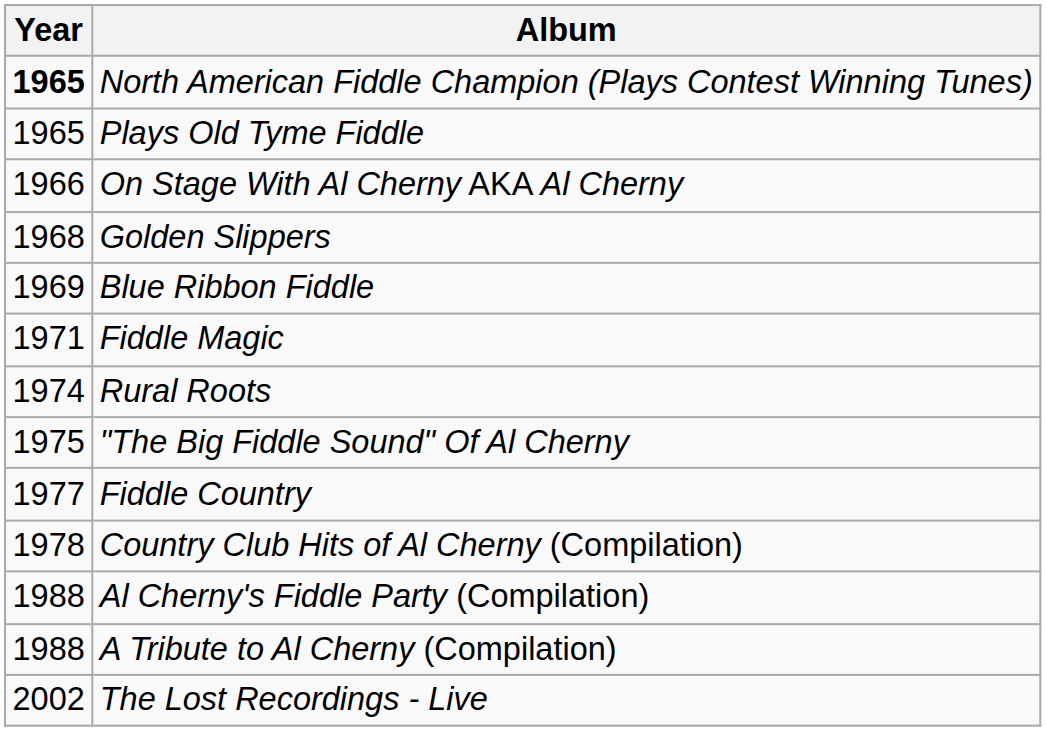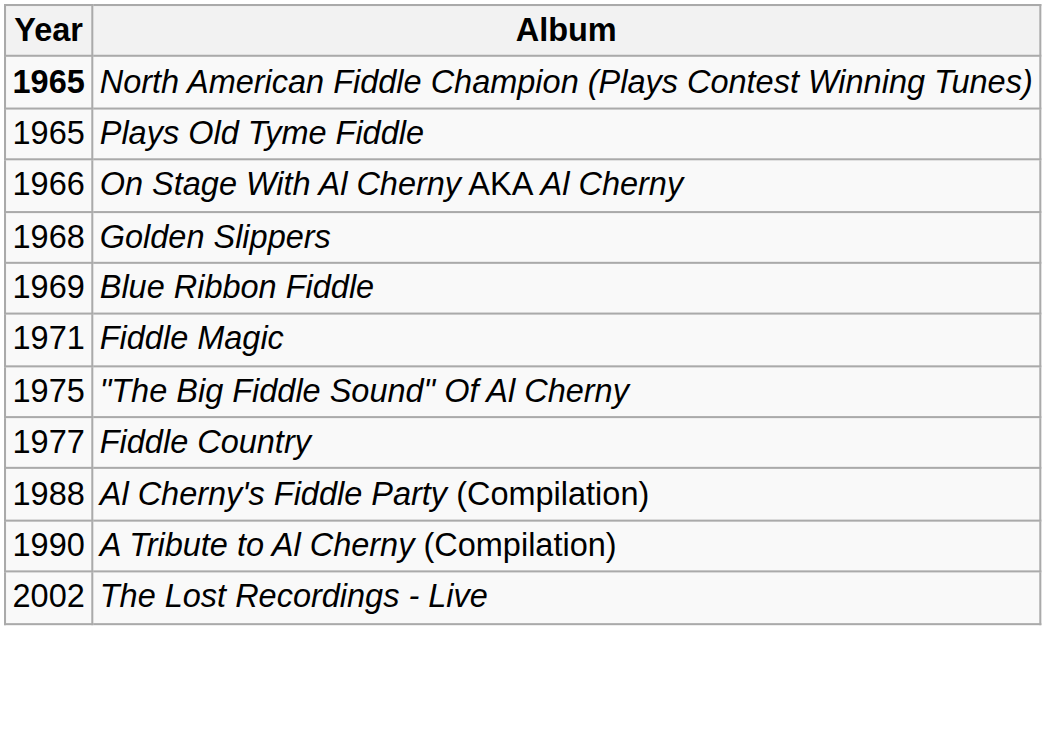- row: (185, 390)
- row: (421, 545)
(49, 648) 1988 -> (49, 545) 1990
